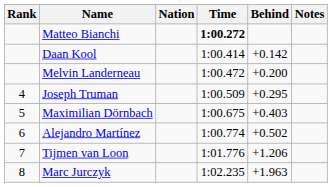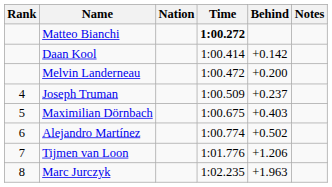(270, 93) +0.295 -> (270, 93) +0.237
